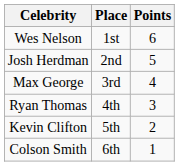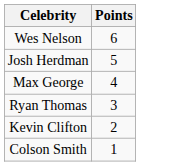- column: (111, 15)
